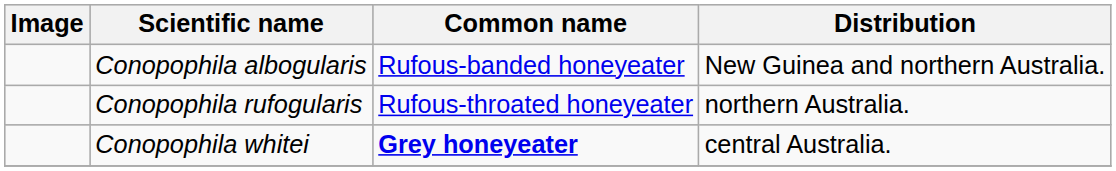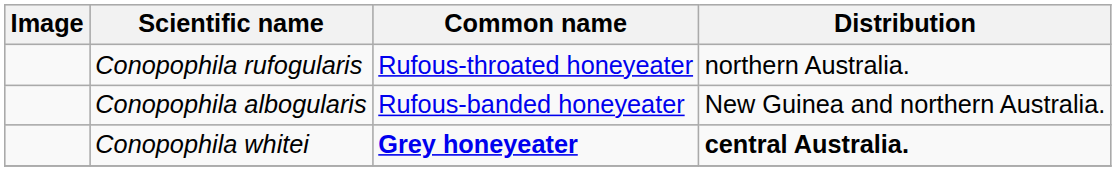rows swapped: (231, 64) <-> (229, 104)
(798, 144) normal -> (807, 144) bold
